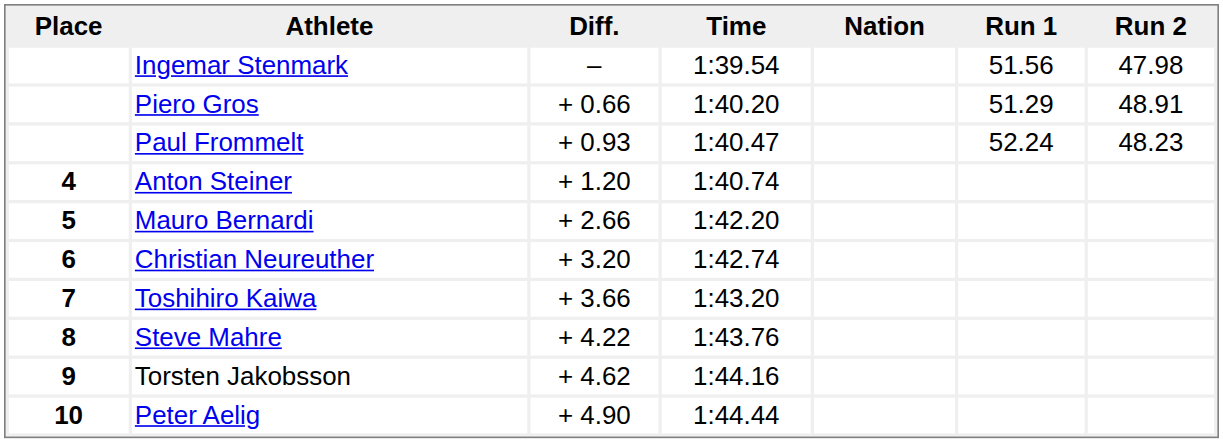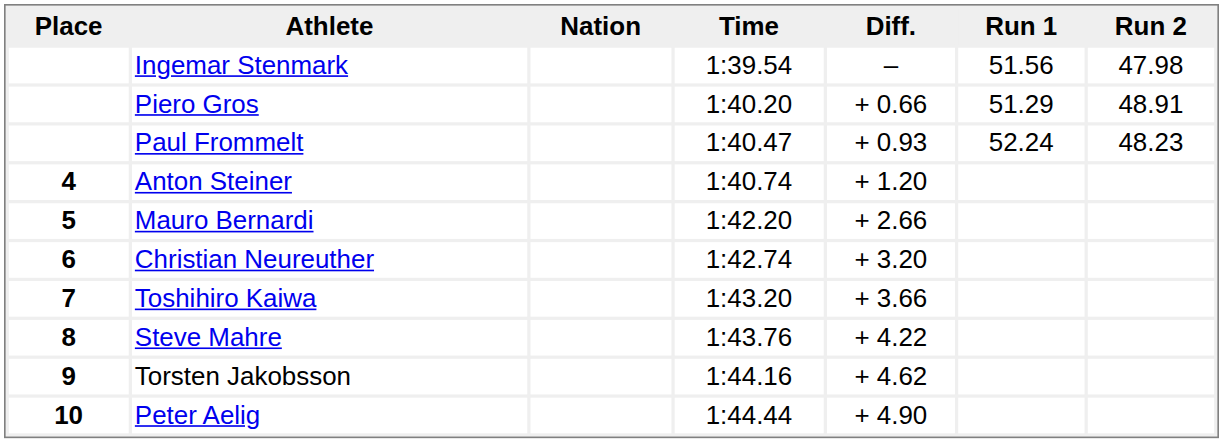columns swapped: (885, 26) <-> (594, 26)
